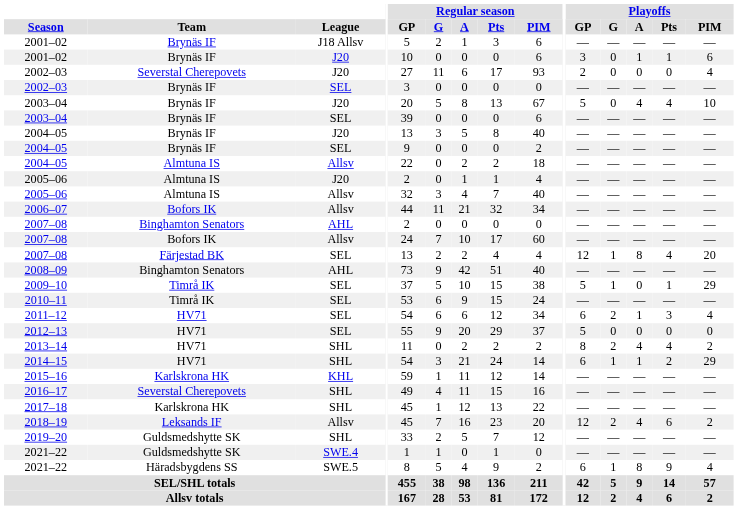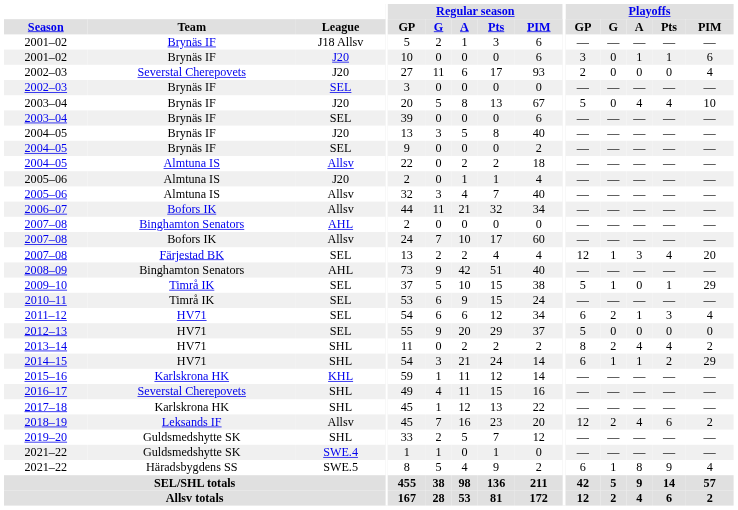(639, 254) 8 -> (639, 254) 3
